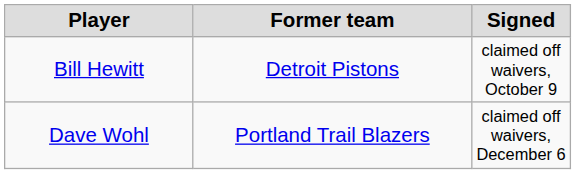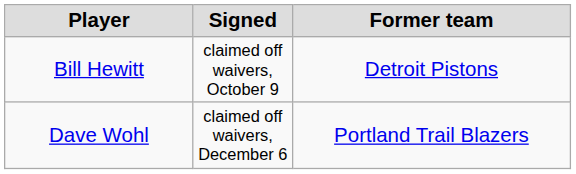columns swapped: (521, 20) <-> (332, 20)
